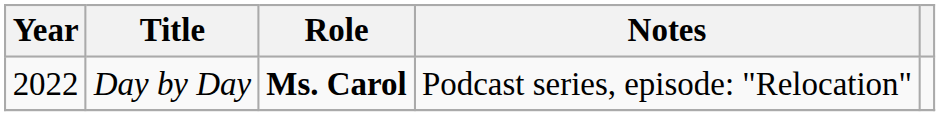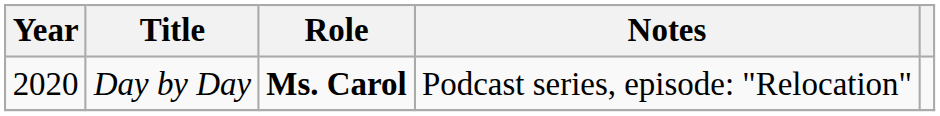(46, 82) 2022 -> (46, 82) 2020
